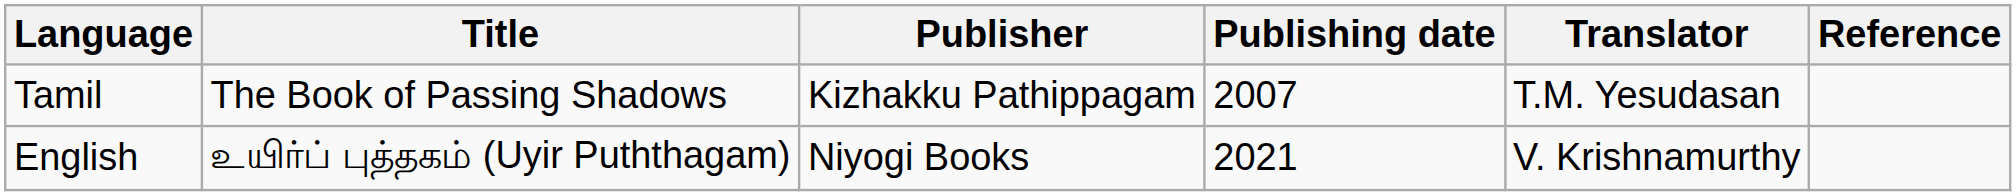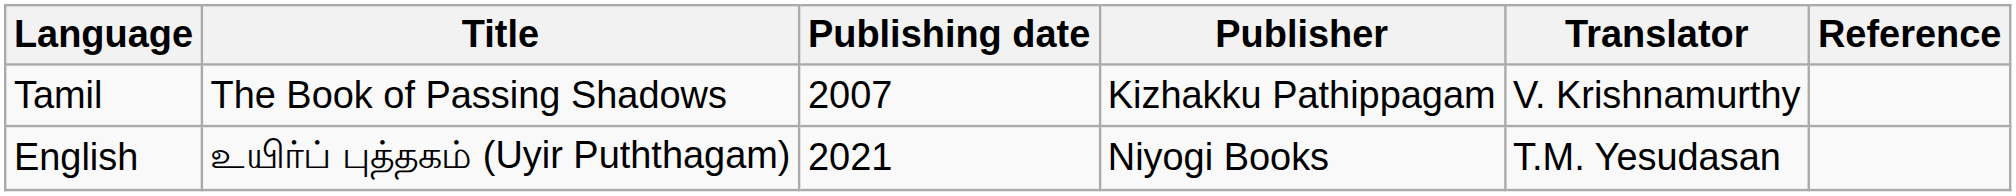columns swapped: (1002, 34) <-> (1354, 34)
(1647, 94) T.M. Yesudasan -> (1657, 94) V. Krishnamurthy
(1657, 157) V. Krishnamurthy -> (1647, 157) T.M. Yesudasan
